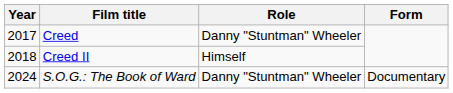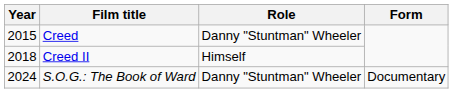(22, 35) 2017 -> (22, 35) 2015
